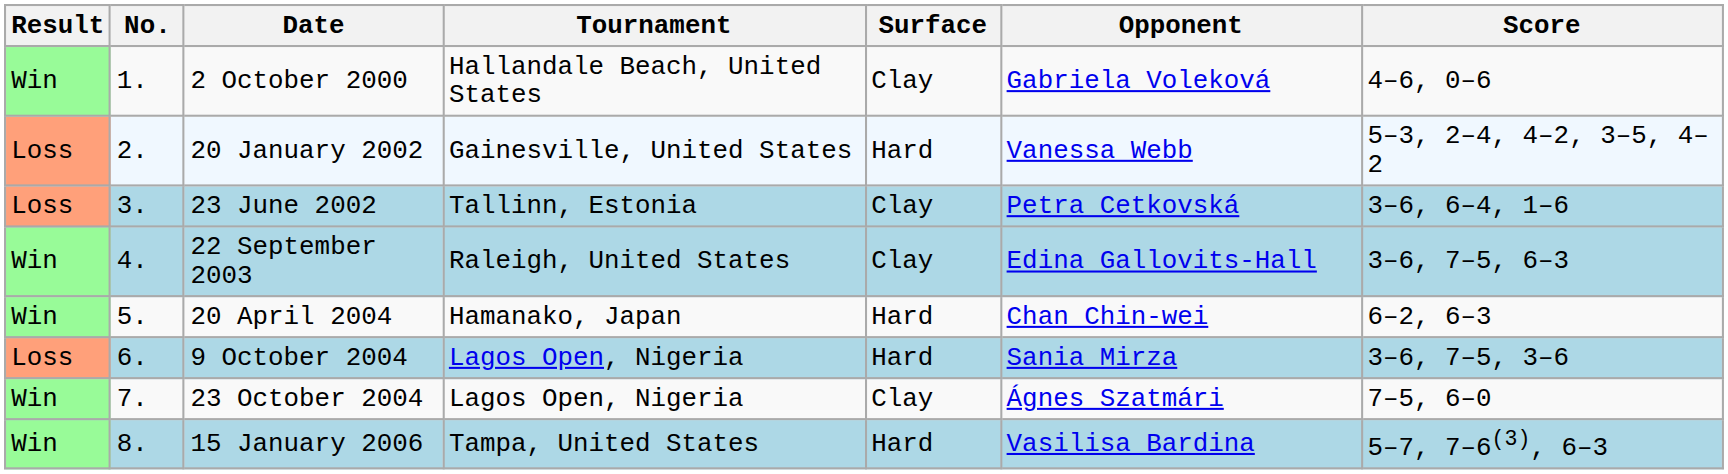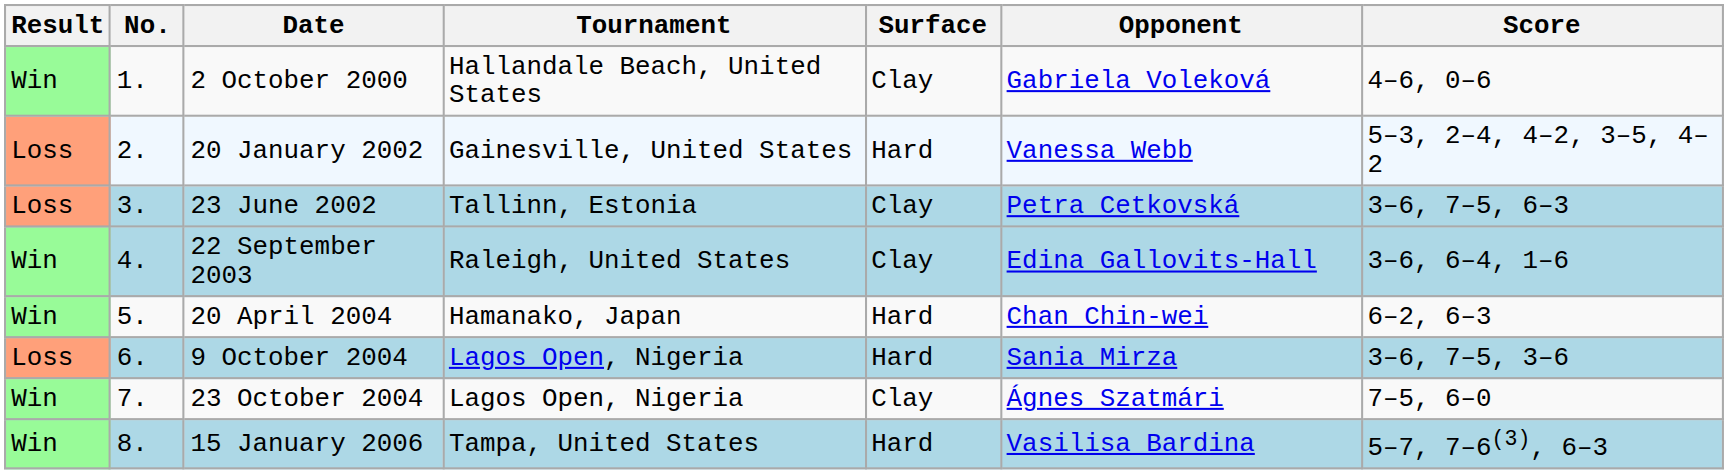(1468, 206) 3–6, 6–4, 1–6 -> (1468, 206) 3–6, 7–5, 6–3
(1468, 261) 3–6, 7–5, 6–3 -> (1468, 261) 3–6, 6–4, 1–6
